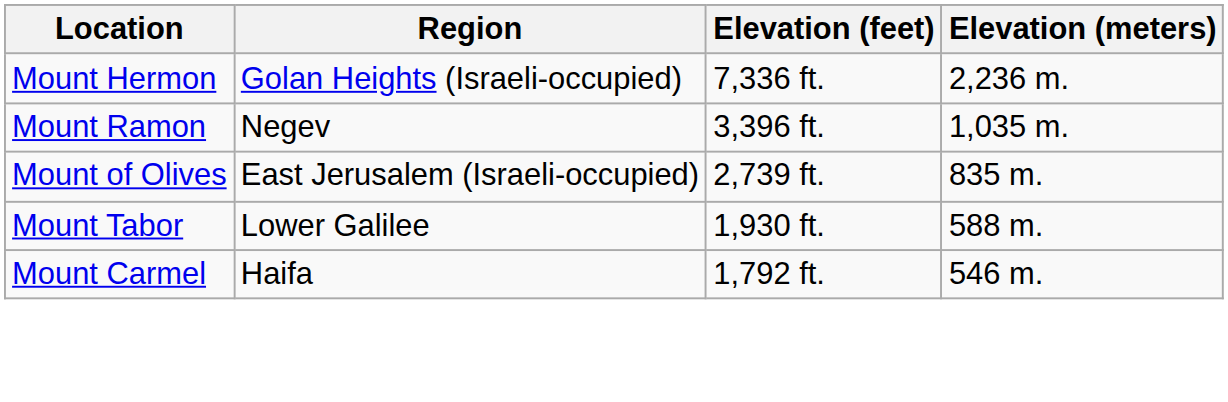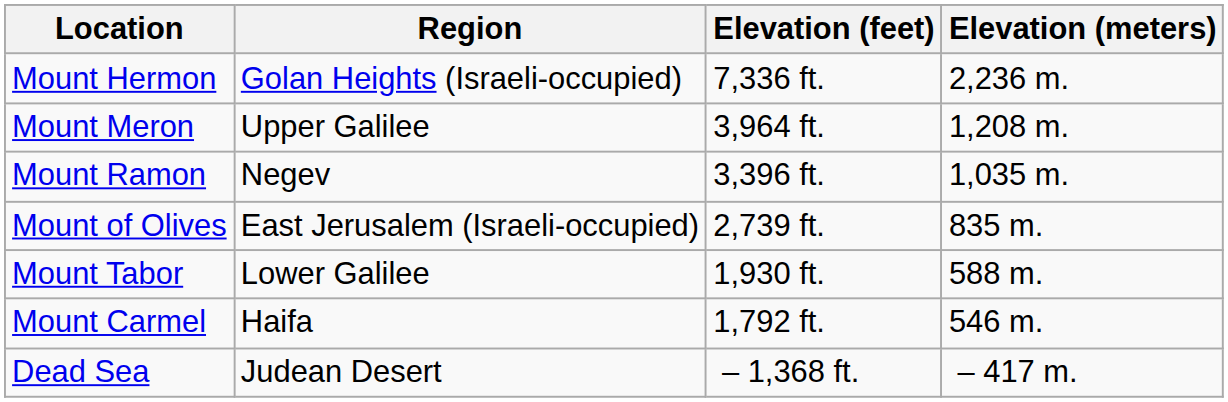+ row: (103, 126)
+ row: (81, 371)
